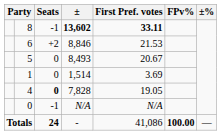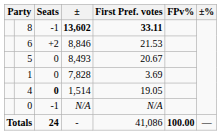(79, 75) 1,514 -> (79, 75) 7,828
(79, 91) 7,828 -> (79, 91) 1,514
